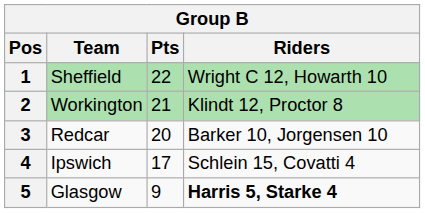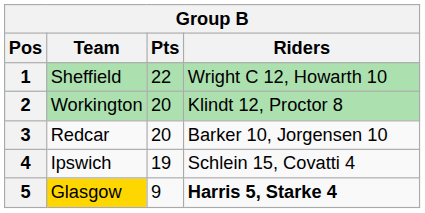(161, 105) 21 -> (161, 105) 20
(161, 163) 17 -> (161, 163) 19
(86, 192) no background -> (86, 192) gold background
